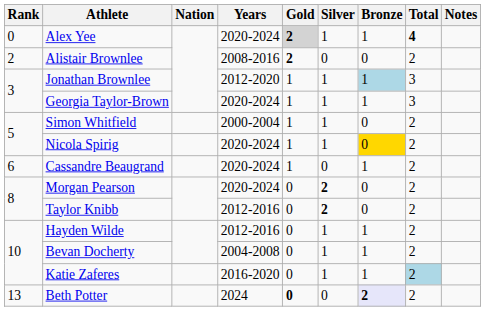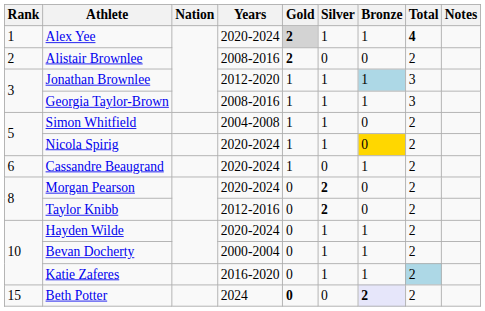(11, 36) 0 -> (11, 36) 1
(250, 101) 2020-2024 -> (250, 101) 2008-2016
(250, 123) 2000-2004 -> (250, 123) 2004-2008
(250, 230) 2012-2016 -> (250, 230) 2020-2024
(250, 252) 2004-2008 -> (250, 252) 2000-2004
(14, 295) 13 -> (14, 295) 15
